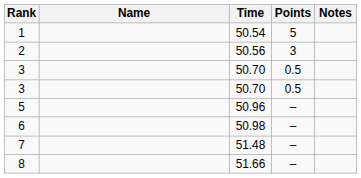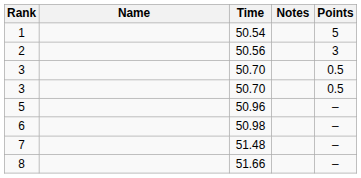columns swapped: (293, 13) <-> (335, 13)
